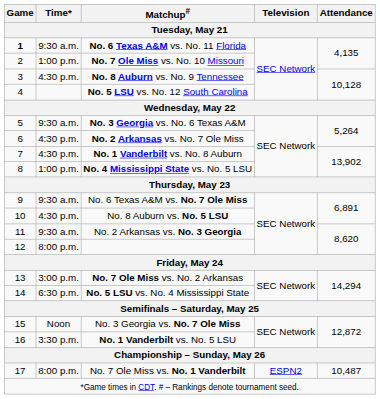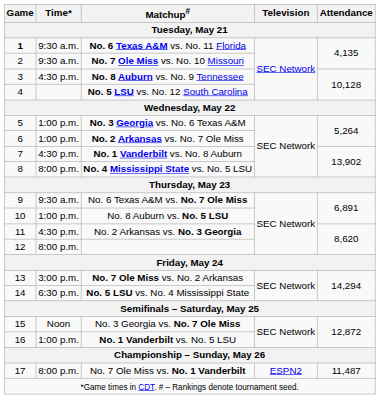(59, 61) 1:00 p.m. -> (59, 61) 9:30 a.m.
(59, 123) 9:30 a.m. -> (59, 123) 1:00 p.m.
(59, 138) 4:30 p.m. -> (59, 138) 1:00 p.m.
(59, 169) 1:00 p.m. -> (59, 169) 8:00 p.m.
(59, 216) 4:30 p.m. -> (59, 216) 1:00 p.m.
(59, 231) 9:30 a.m. -> (59, 231) 4:30 p.m.
(59, 339) 3:30 p.m. -> (59, 339) 1:00 p.m.
(346, 370) 10,487 -> (346, 370) 11,487
